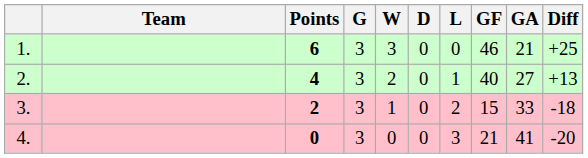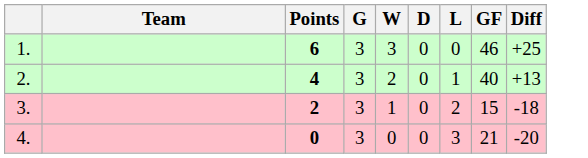- column: (525, 19)
